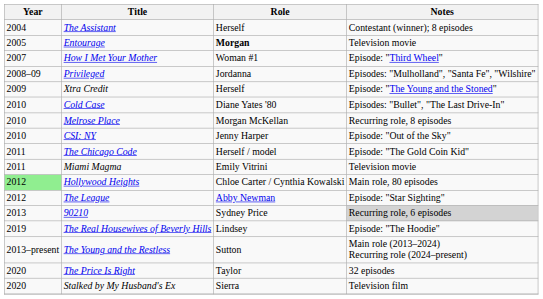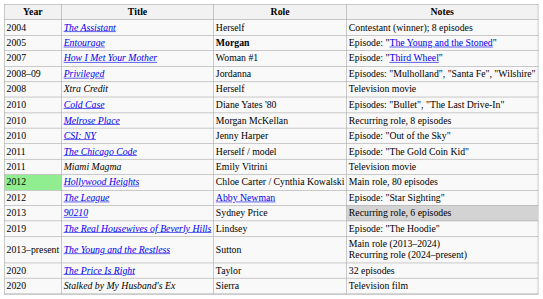(383, 43) Television movie -> (423, 43) Episode: "The Young and the Stoned"
(16, 89) 2009 -> (16, 89) 2008
(423, 89) Episode: "The Young and the Stoned" -> (383, 89) Television movie
